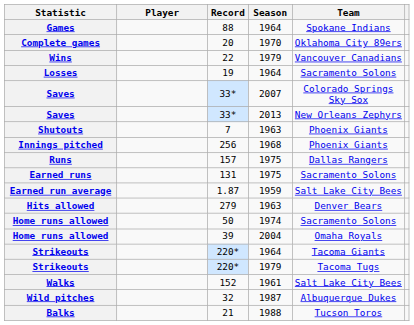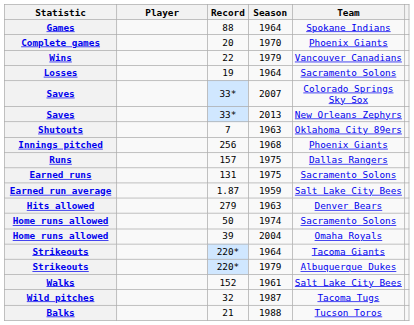(348, 42) Oklahoma City 89ers -> (348, 42) Phoenix Giants
(348, 130) Phoenix Giants -> (348, 130) Oklahoma City 89ers
(348, 267) Tacoma Tugs -> (348, 267) Albuquerque Dukes
(348, 297) Albuquerque Dukes -> (348, 297) Tacoma Tugs
